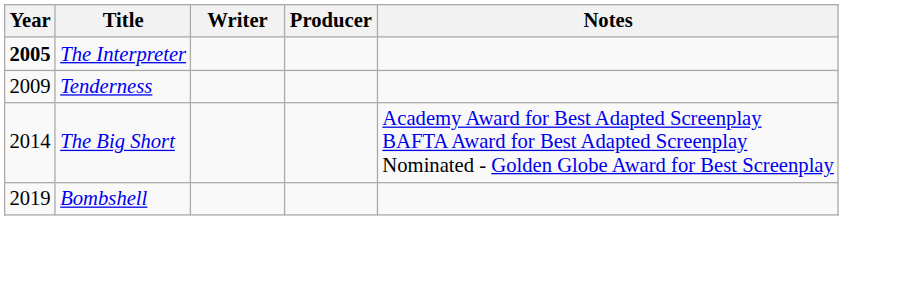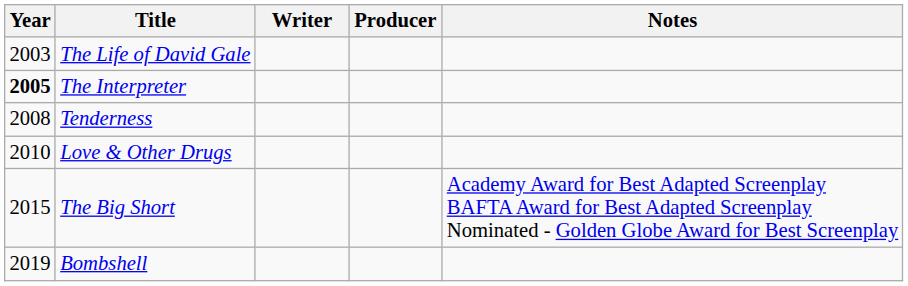+ row: (155, 53)
(30, 86) 2009 -> (30, 119) 2008
+ row: (146, 151)
(30, 142) 2014 -> (30, 207) 2015
